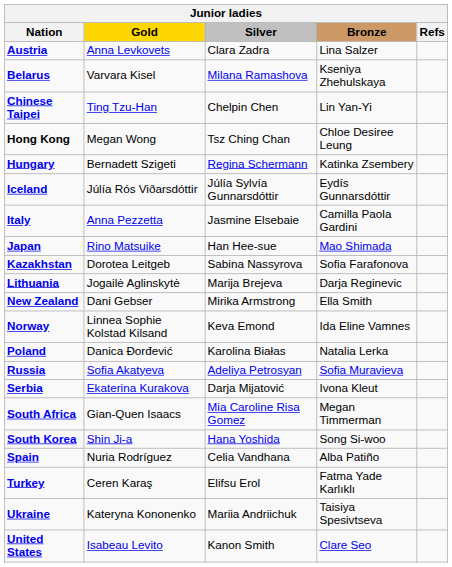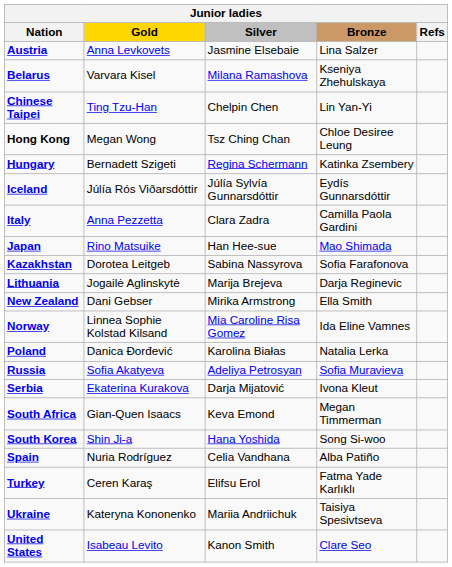(238, 50) Clara Zadra -> (253, 50) Jasmine Elsebaie
(253, 221) Jasmine Elsebaie -> (238, 221) Clara Zadra
(241, 326) Keva Emond -> (254, 326) Mia Caroline Risa Gomez
(254, 414) Mia Caroline Risa Gomez -> (241, 414) Keva Emond
